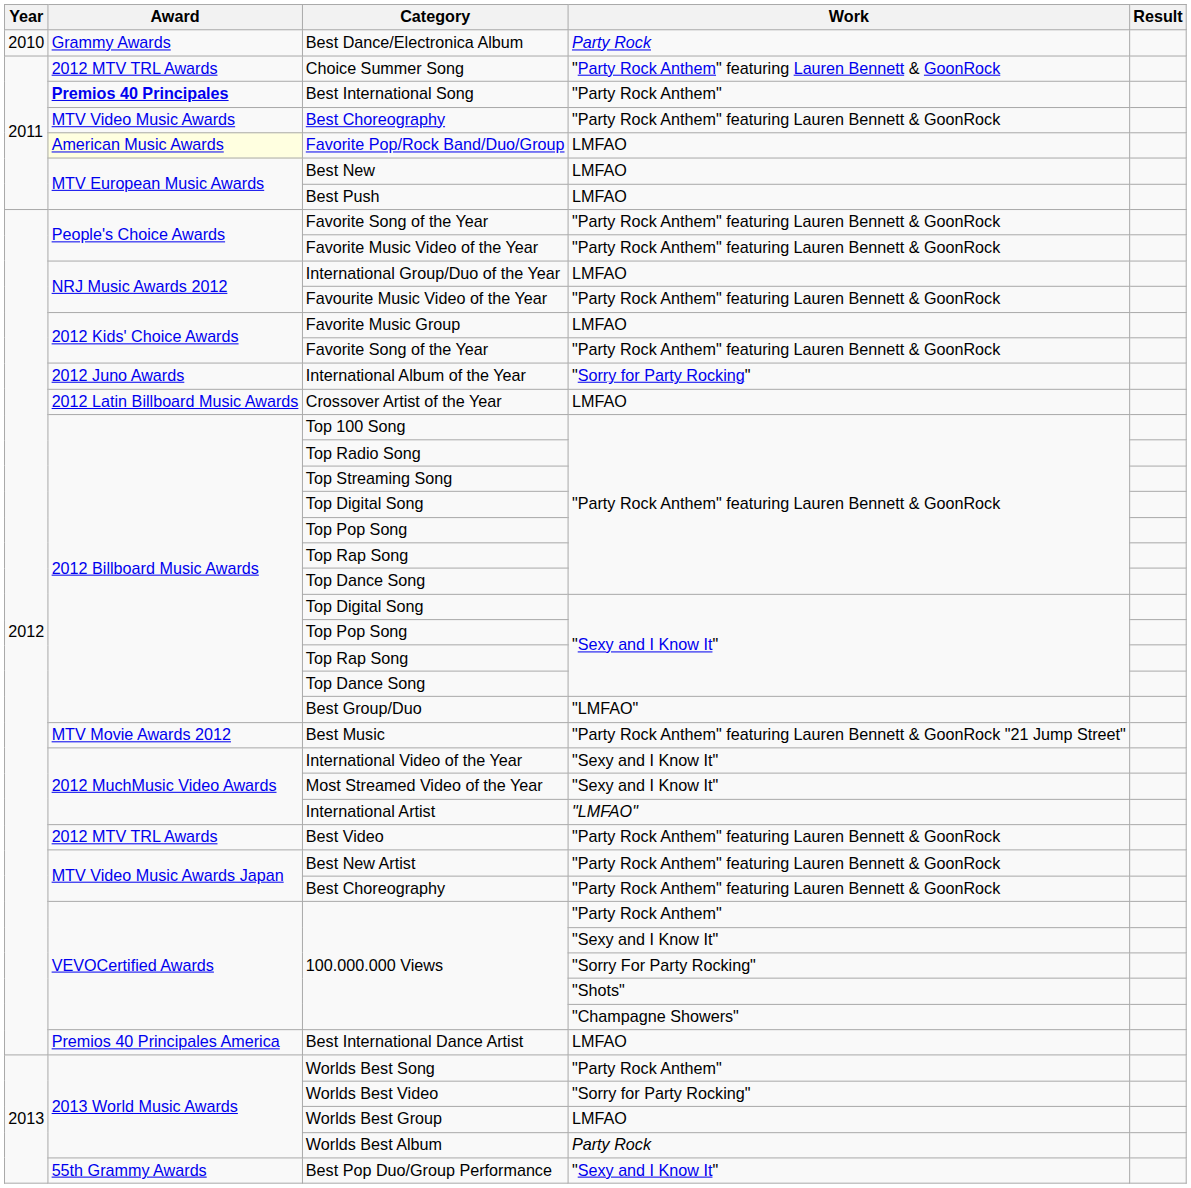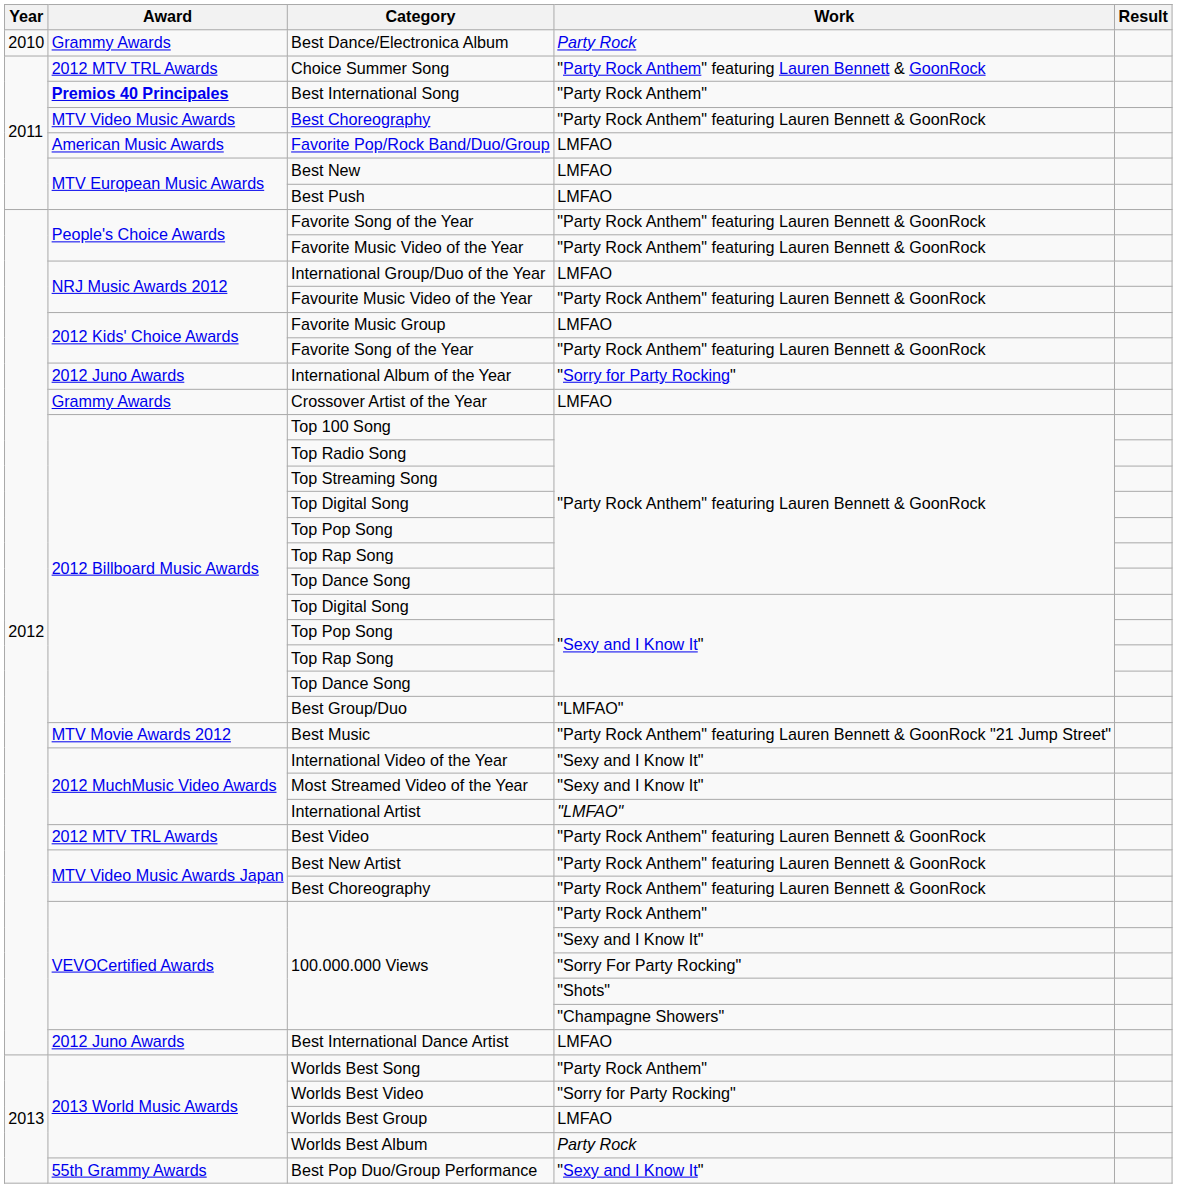(138, 145) lightyellow background -> (138, 145) no background
(175, 401) 2012 Latin Billboard Music Awards -> (111, 401) Grammy Awards
(166, 1042) Premios 40 Principales America -> (118, 1042) 2012 Juno Awards
